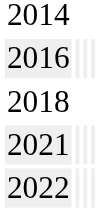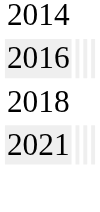- row: (38, 187)
